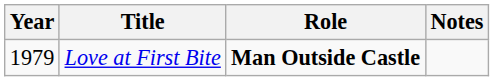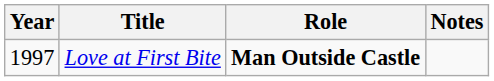(32, 57) 1979 -> (32, 57) 1997
